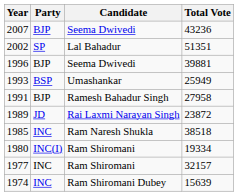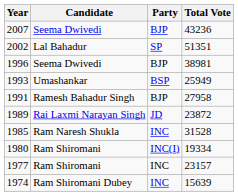columns swapped: (123, 13) <-> (48, 13)
(198, 64) 39881 -> (198, 64) 38981
(198, 132) 38518 -> (198, 132) 31528
(198, 166) 32157 -> (198, 166) 23157
